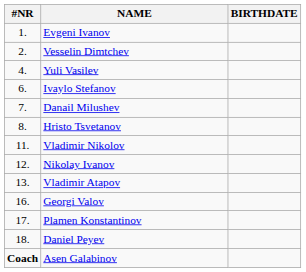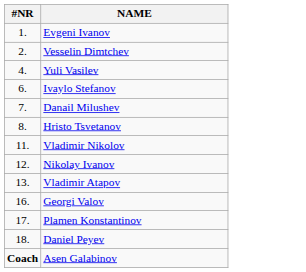- column: (264, 14)
